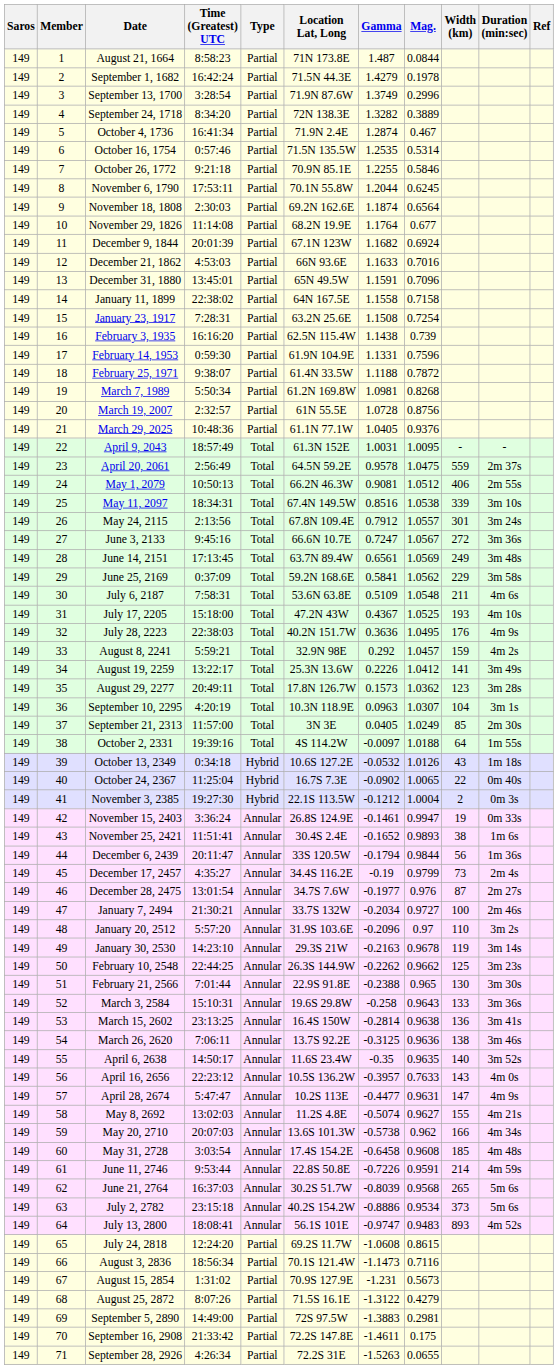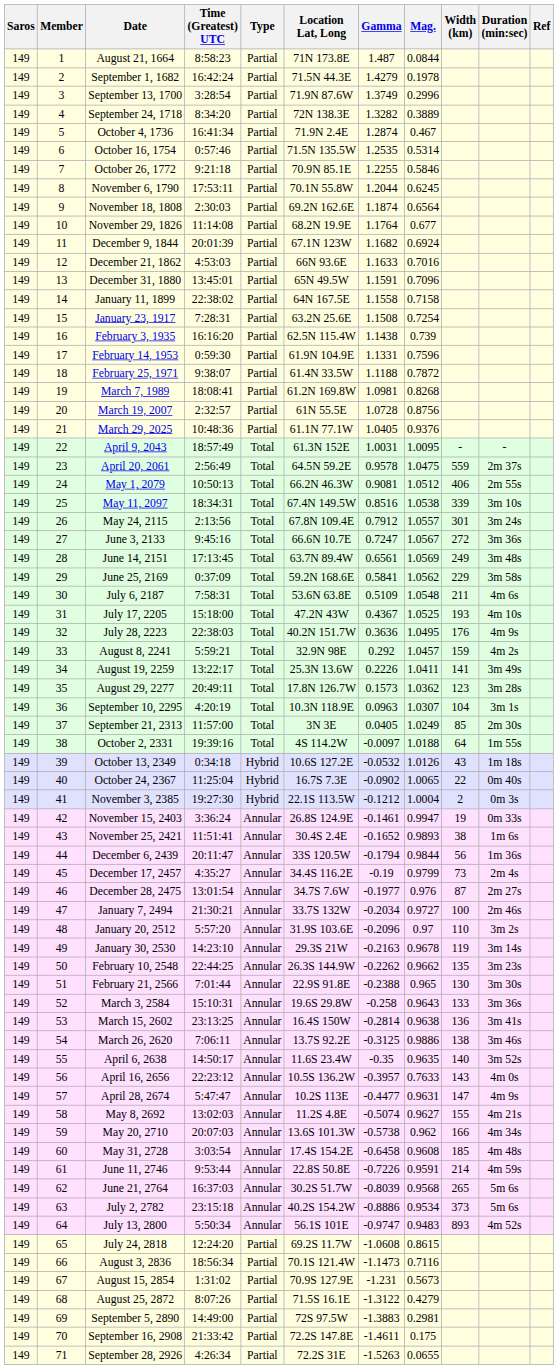(213, 391) 5:50:34 -> (213, 391) 18:08:41
(423, 669) 1.0412 -> (423, 669) 1.0411
(460, 966) 125 -> (460, 966) 135
(423, 1040) 0.9636 -> (423, 1040) 0.9886
(213, 1225) 18:08:41 -> (213, 1225) 5:50:34
